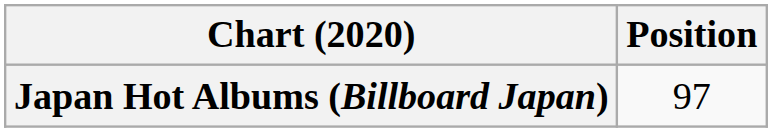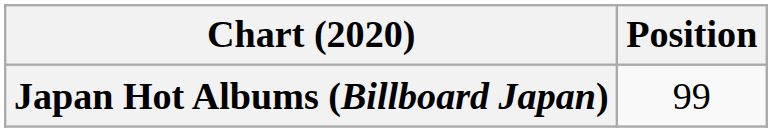(692, 95) 97 -> (692, 95) 99
